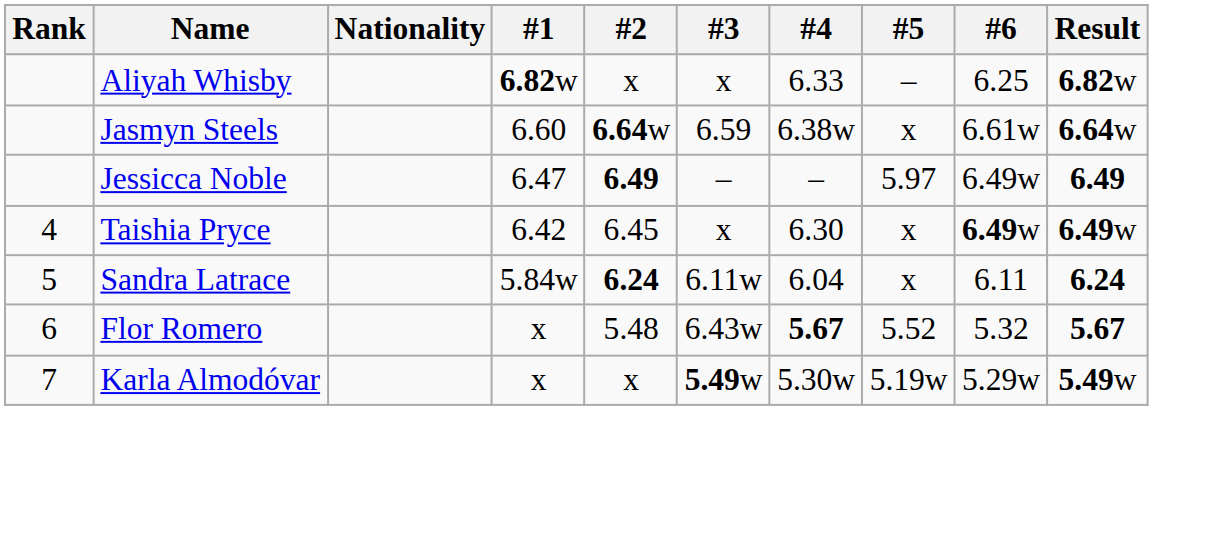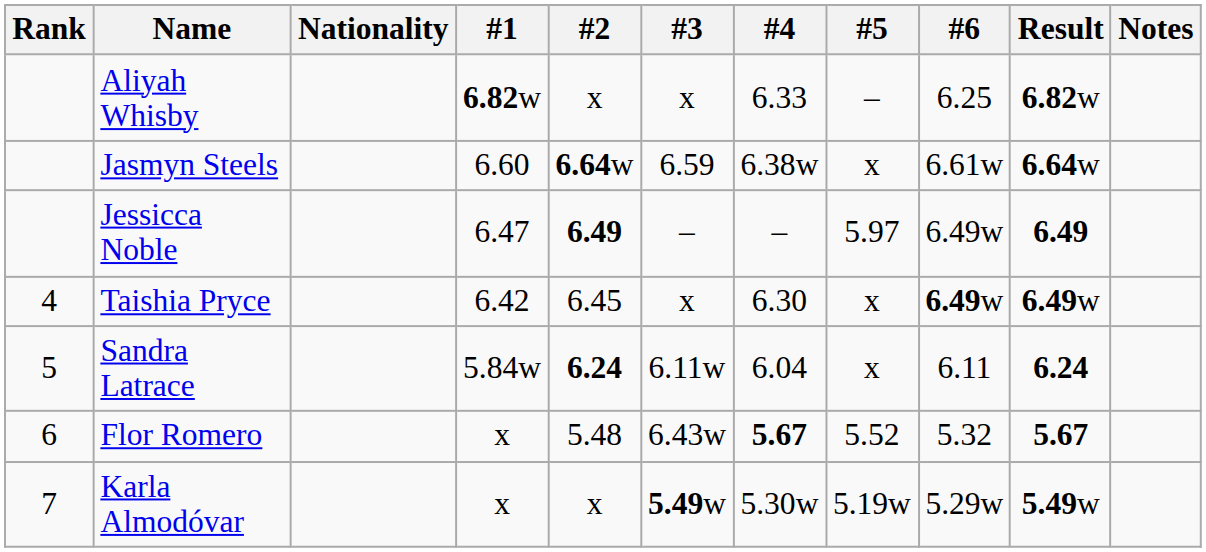+ column: (1156, 29)
